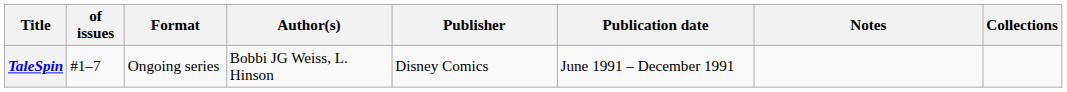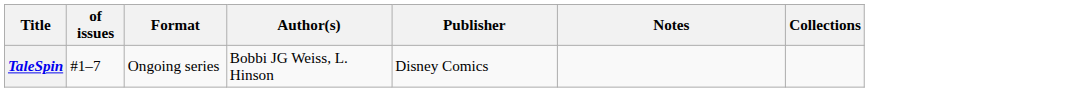- column: (656, 25)
